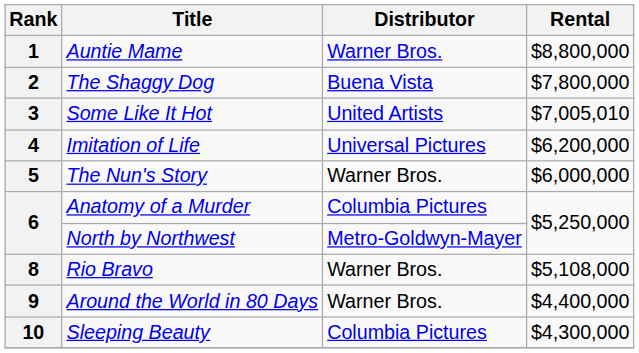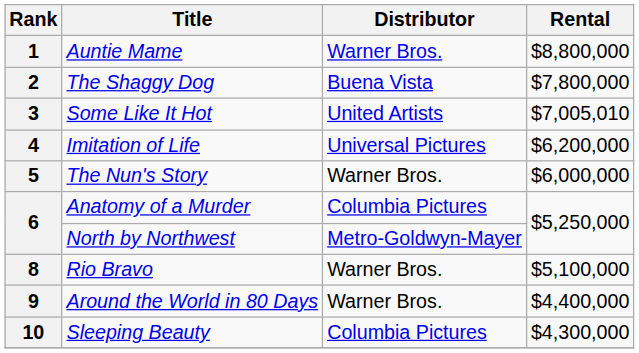(580, 269) $5,108,000 -> (580, 269) $5,100,000
